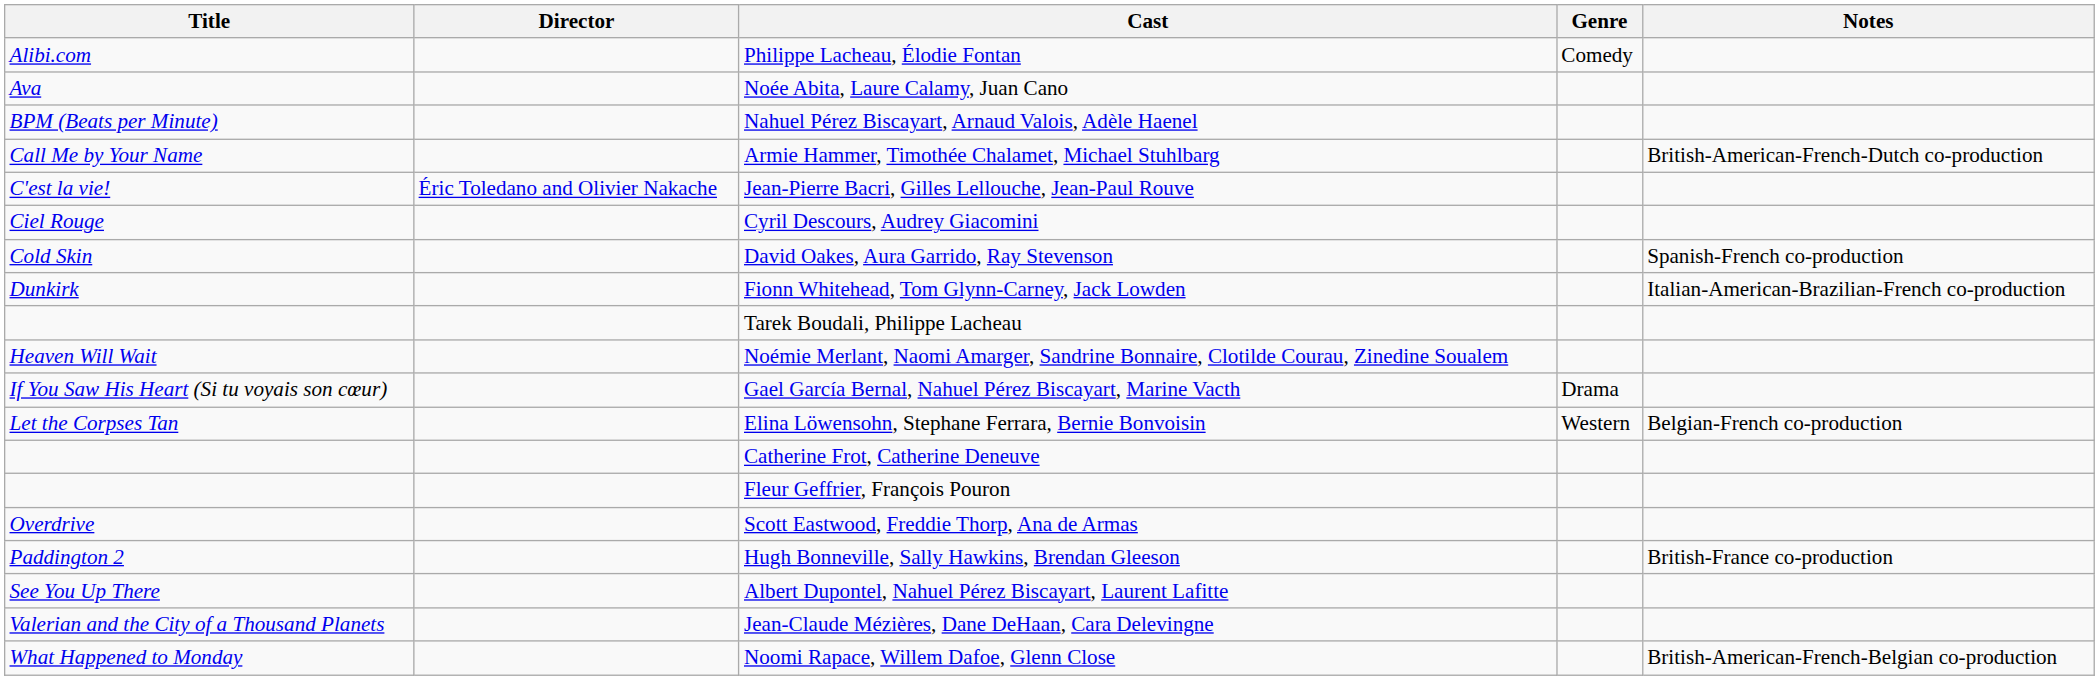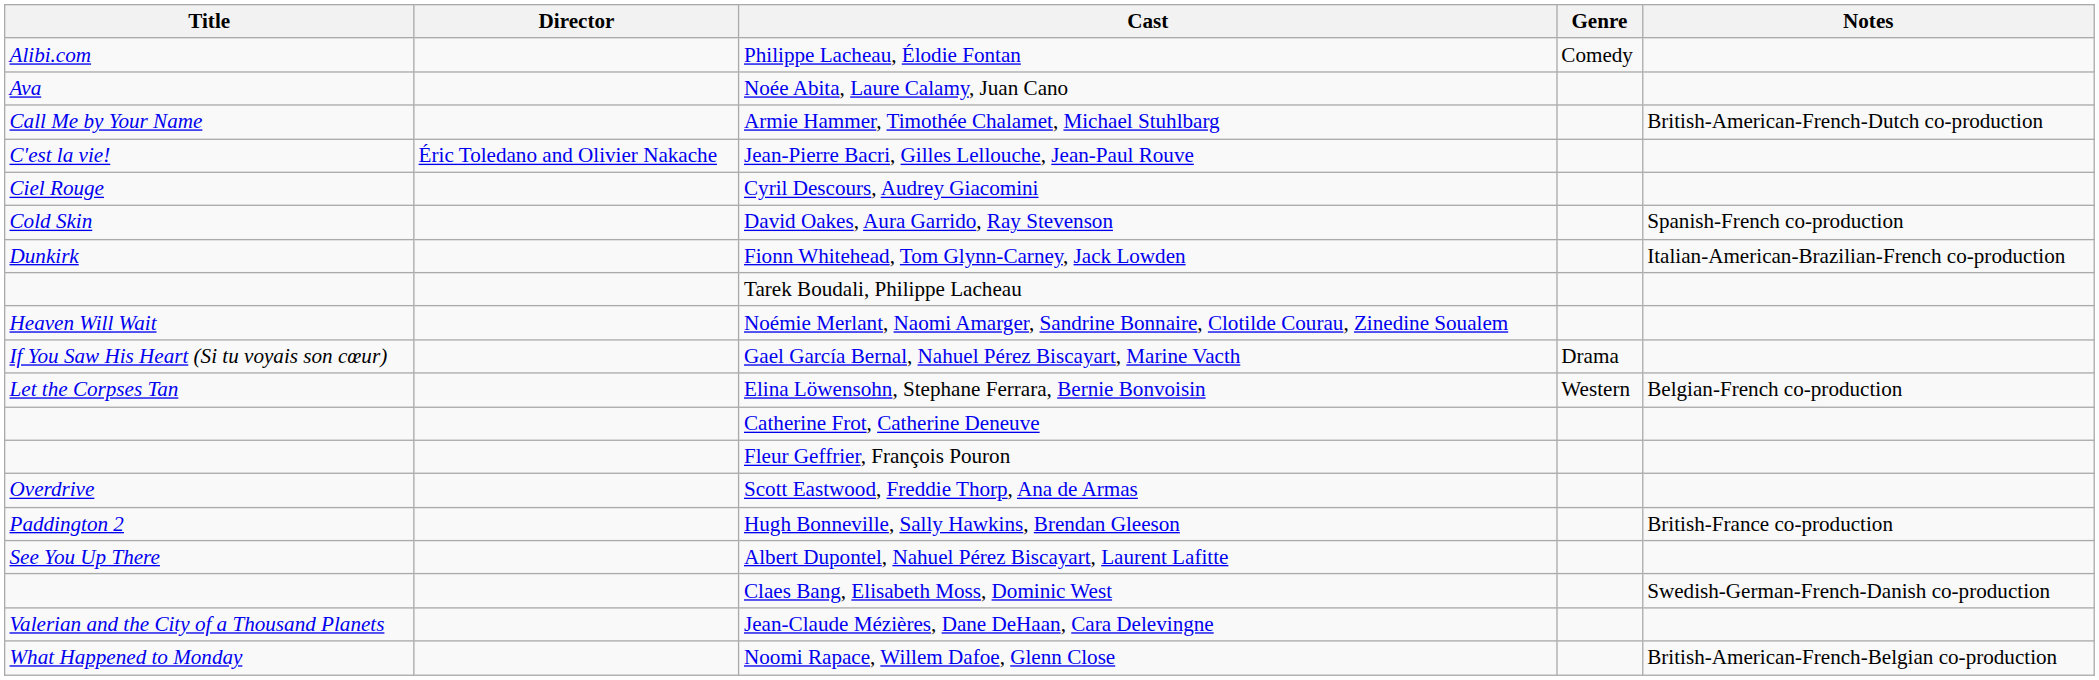- row: (971, 121)
+ row: (928, 590)
